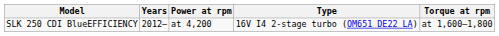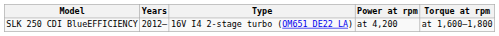columns swapped: (327, 11) <-> (201, 11)
